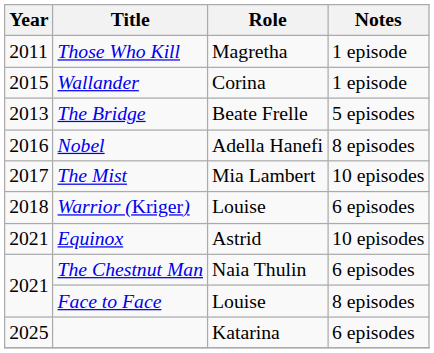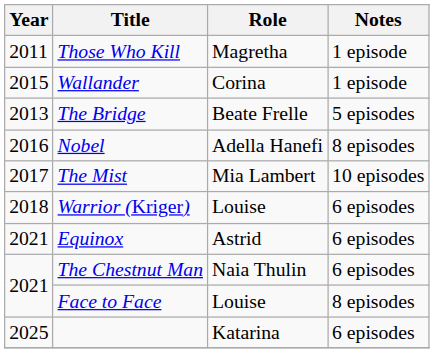(378, 238) 10 episodes -> (373, 238) 6 episodes
